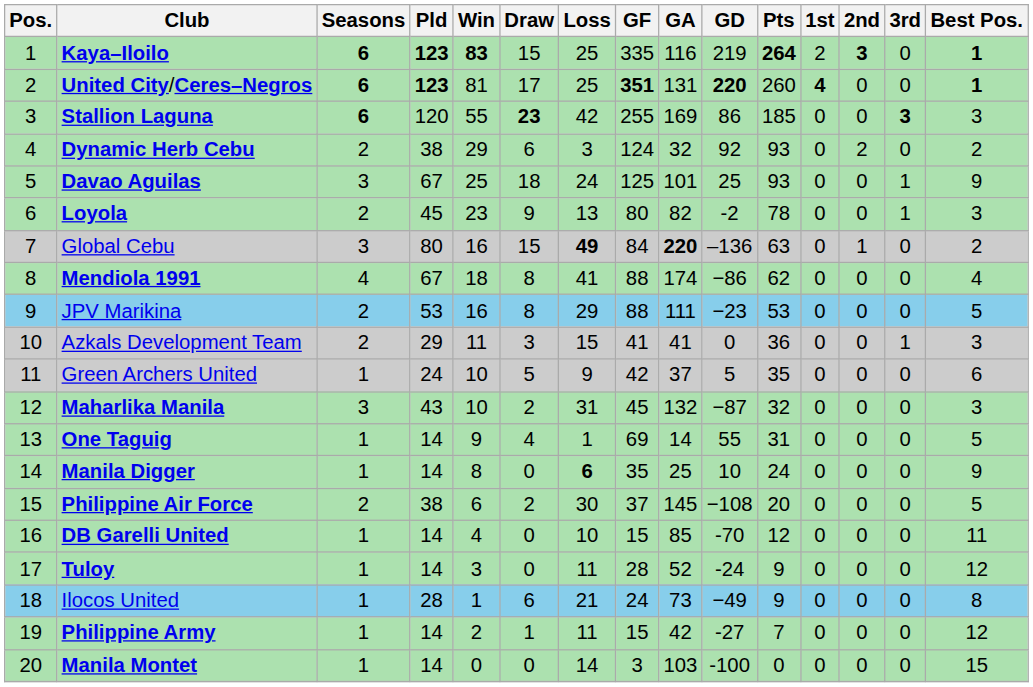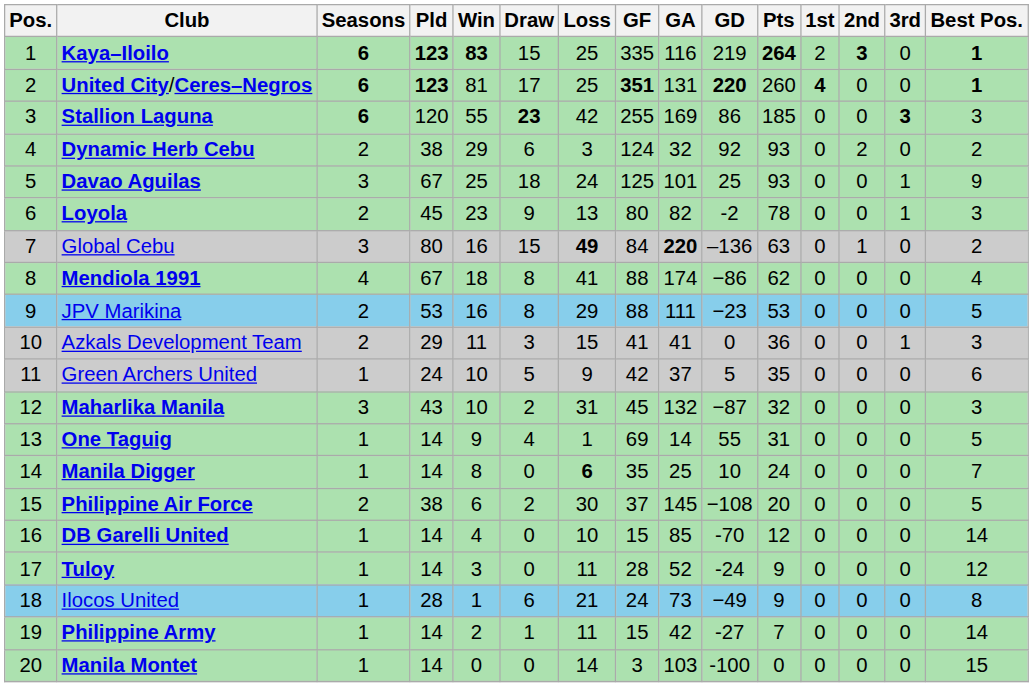(977, 471) 9 -> (977, 471) 7
(977, 536) 11 -> (977, 536) 14
(977, 632) 12 -> (977, 632) 14
